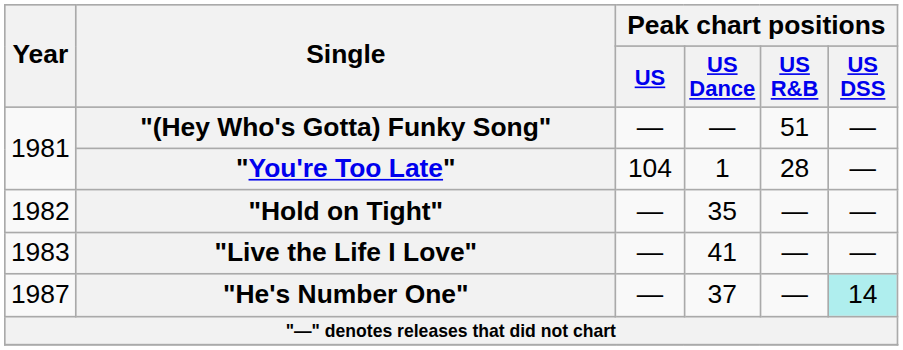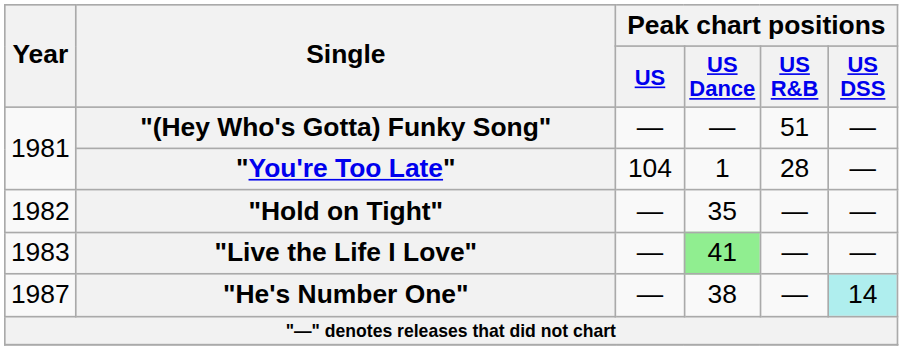(722, 252) no background -> (722, 252) lightgreen background
(722, 294) 37 -> (722, 294) 38
